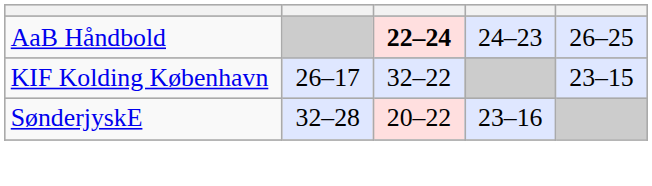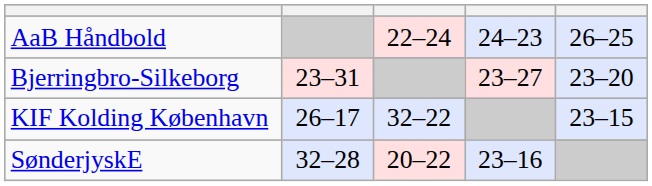(419, 36) bold -> (419, 36) normal
+ row: (125, 77)
